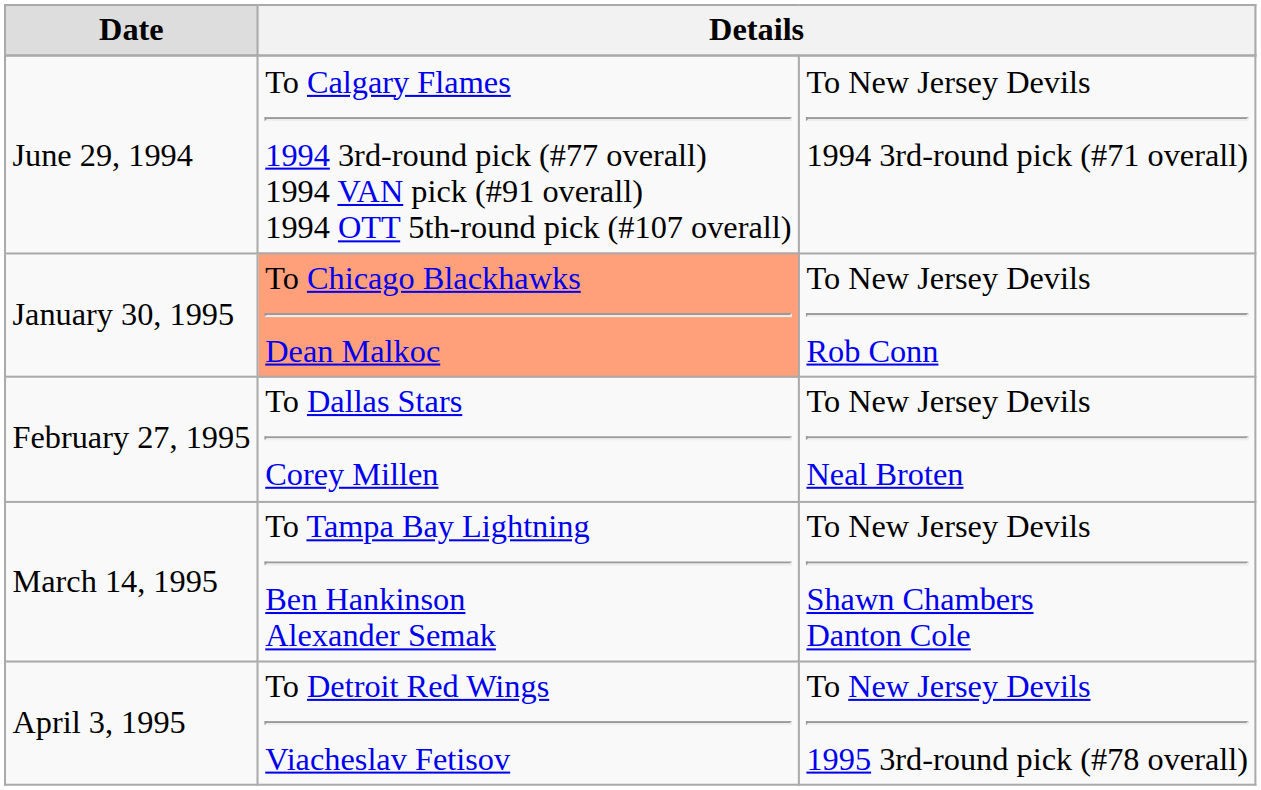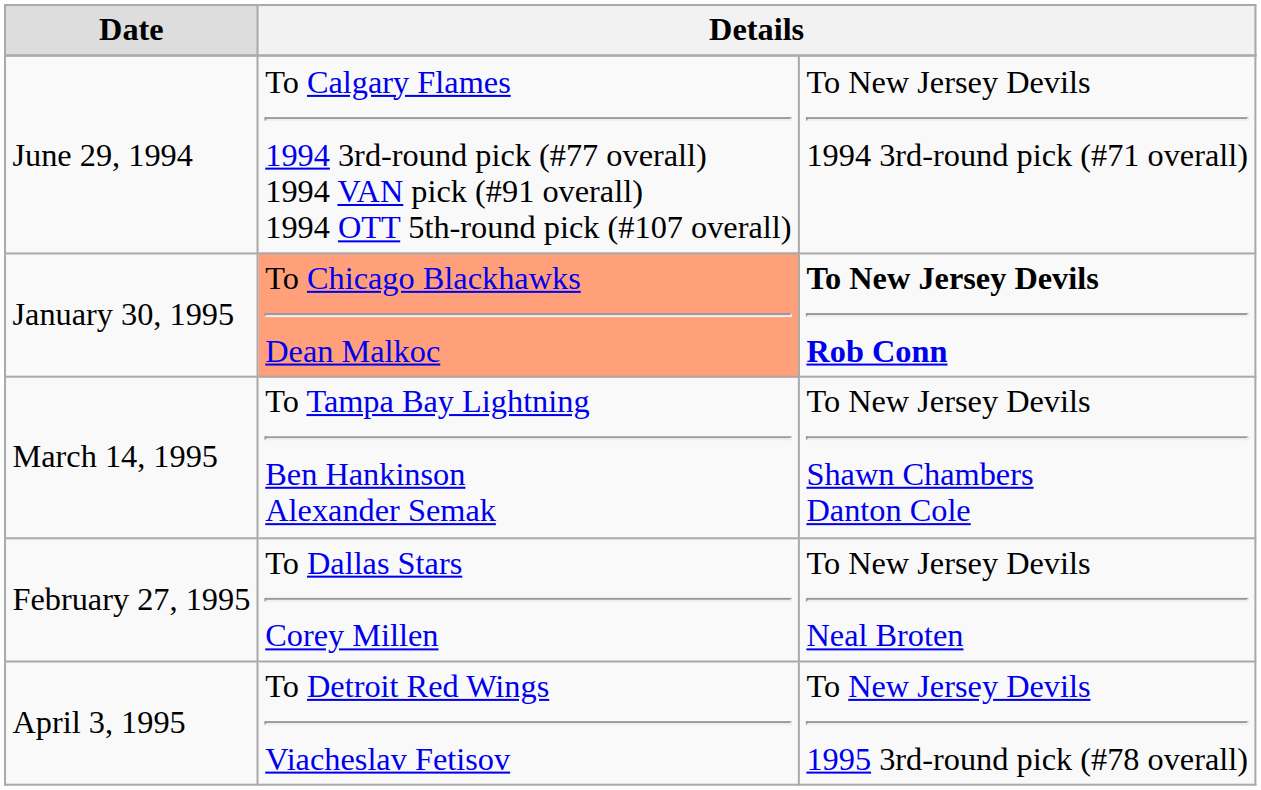(1027, 314) normal -> (1027, 314) bold
rows swapped: (131, 438) <-> (115, 580)
